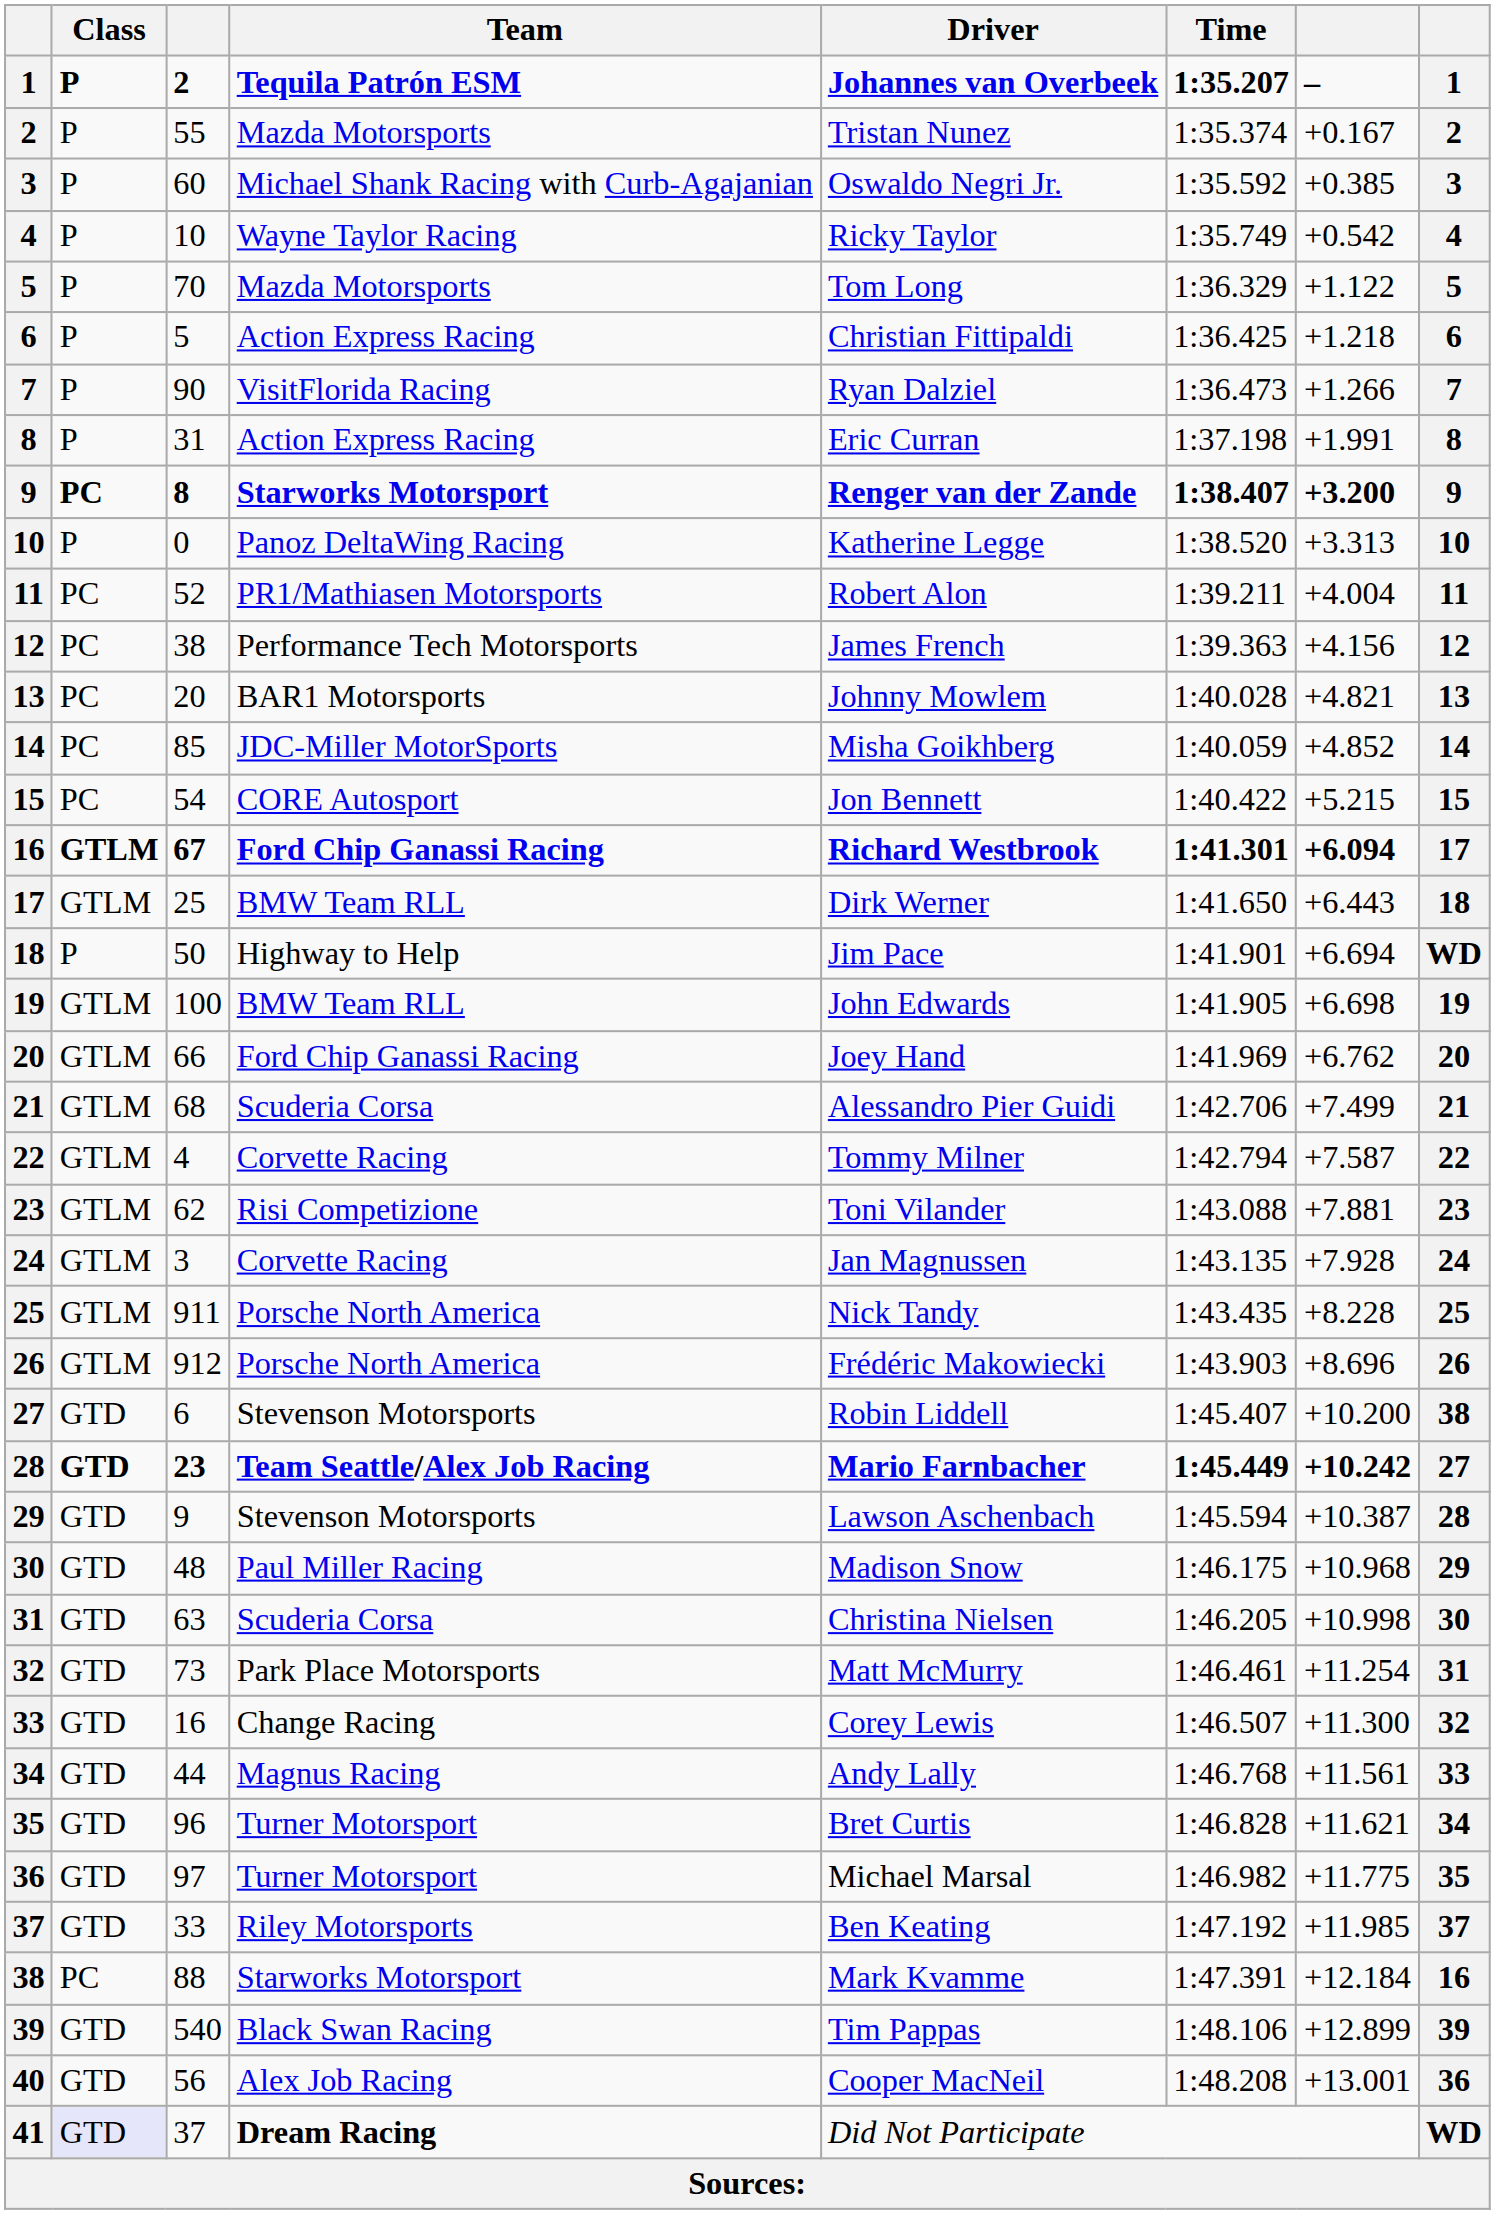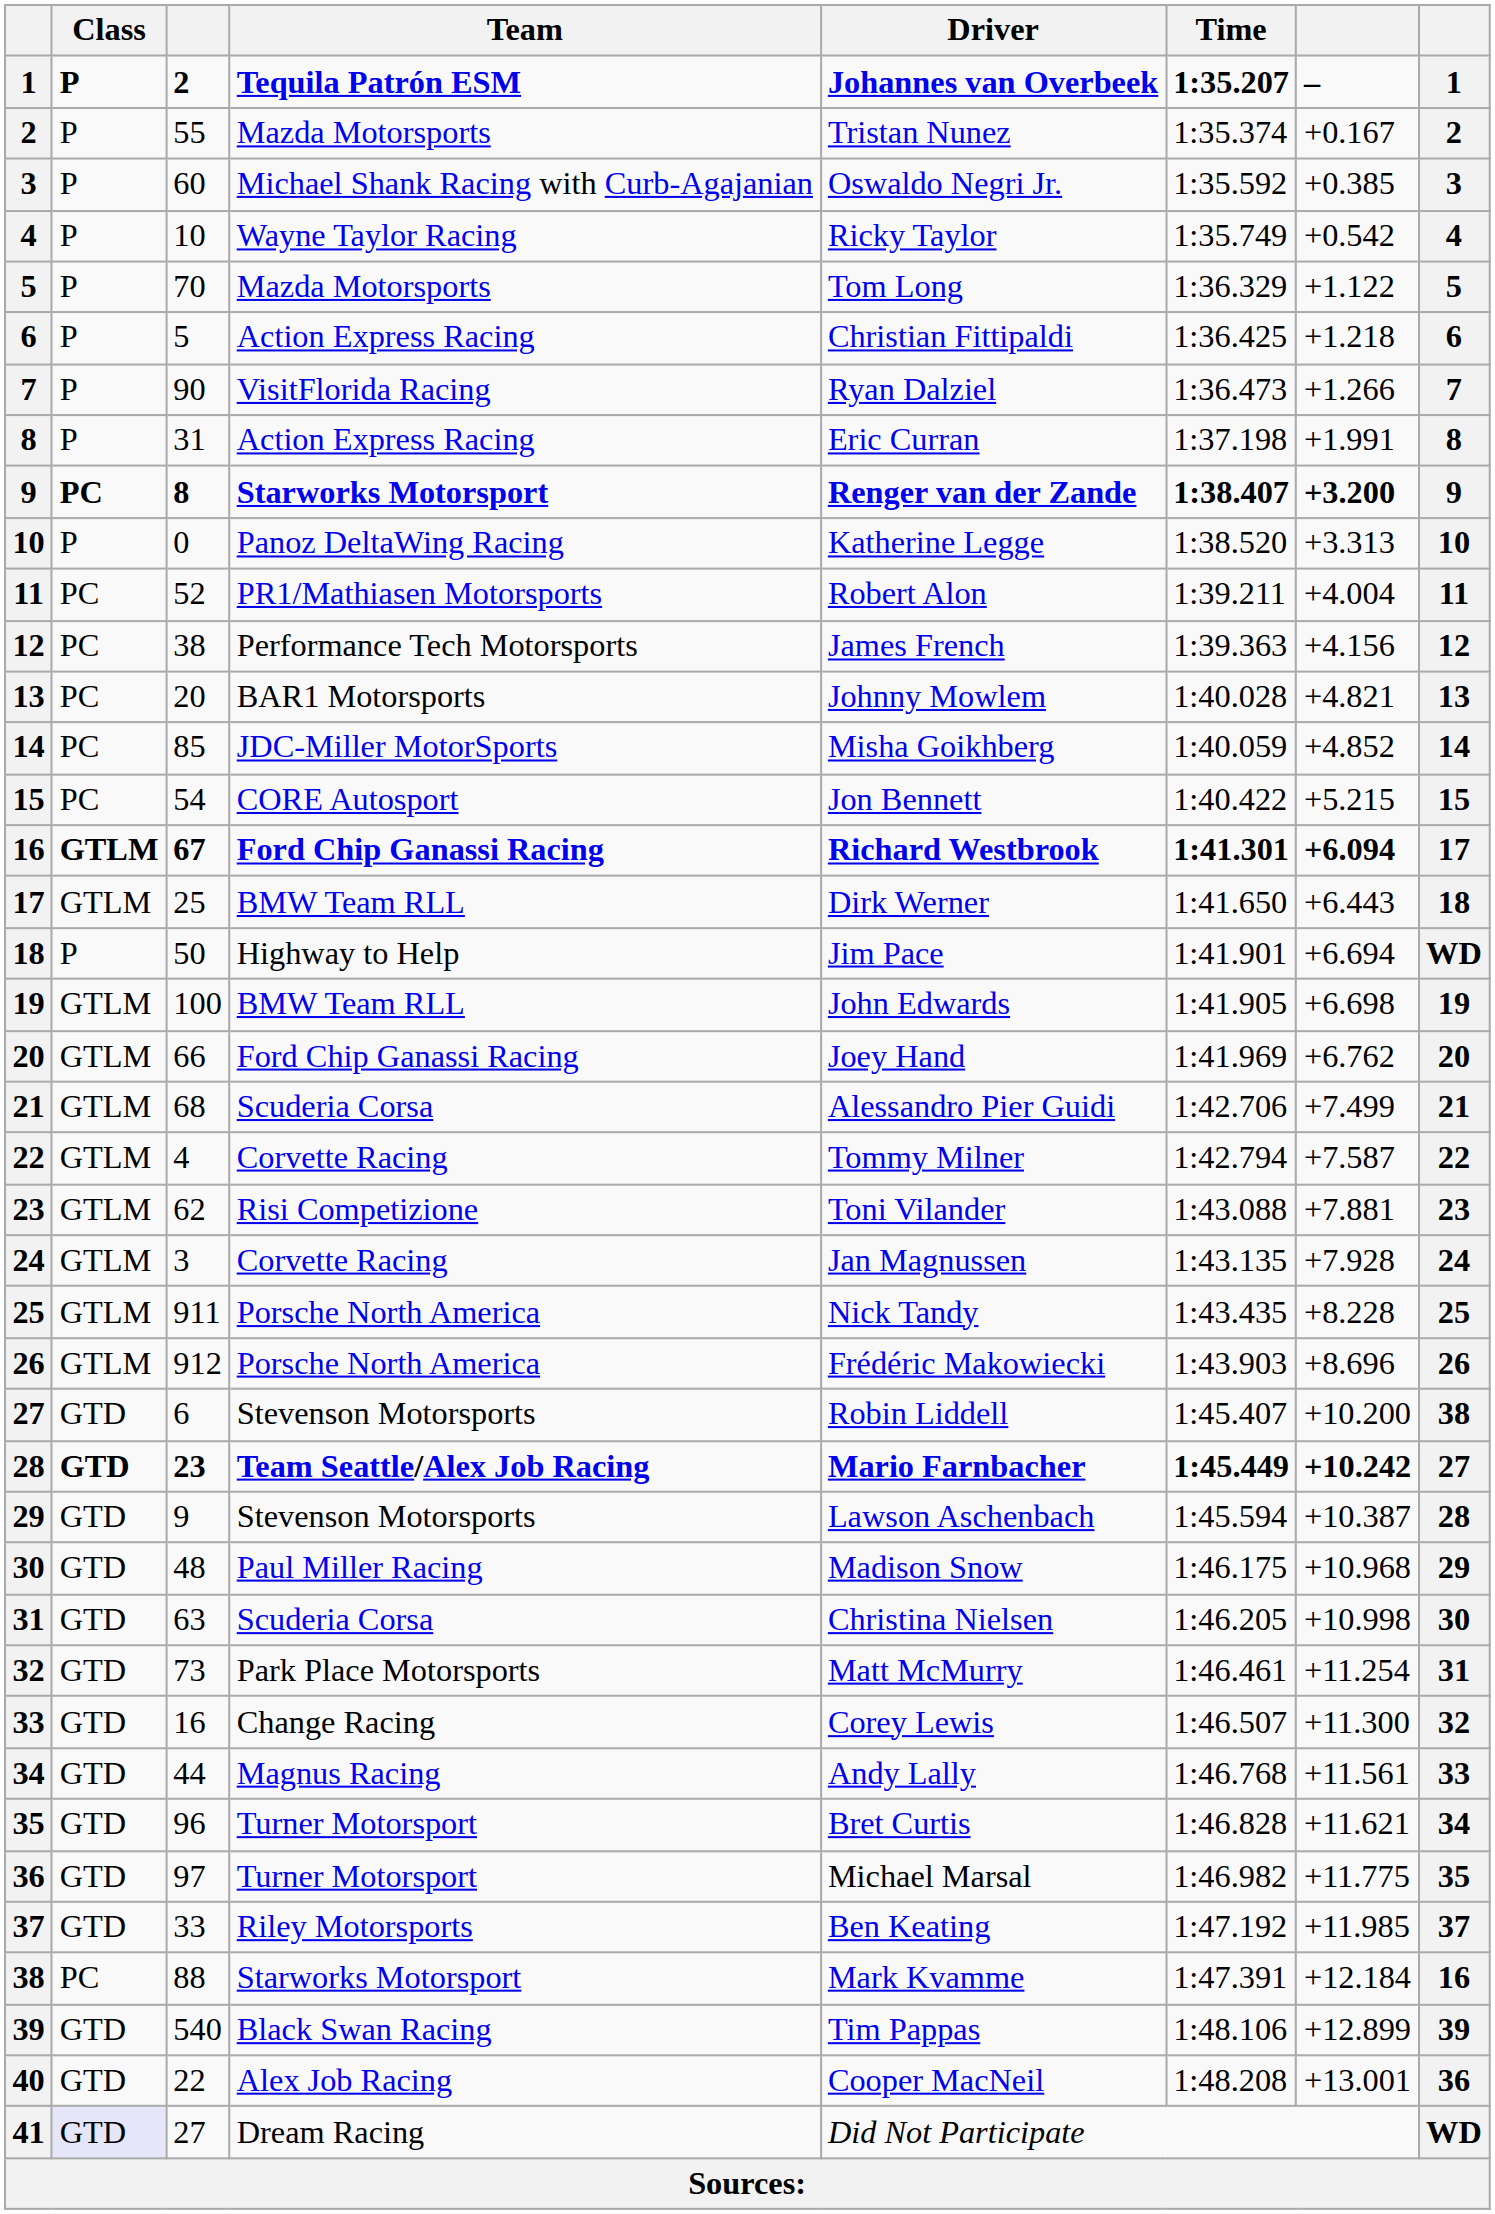(189, 2080) 56 -> (189, 2080) 22
(189, 2131) 37 -> (189, 2131) 27
(336, 2131) bold -> (330, 2131) normal
